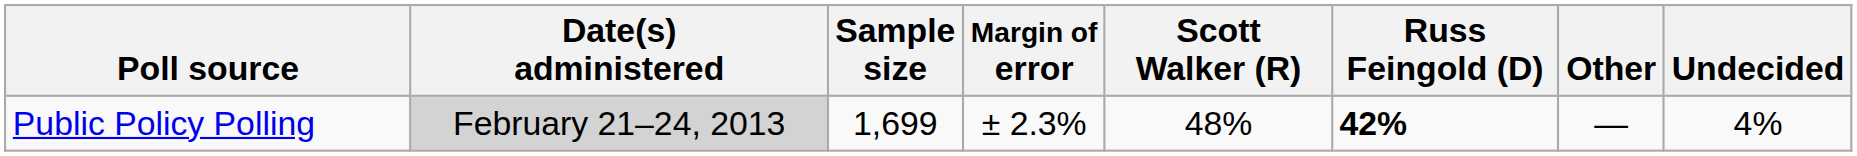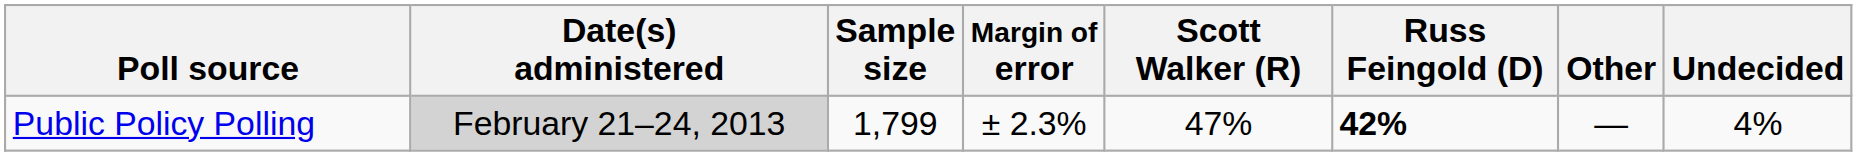(895, 122) 1,699 -> (895, 122) 1,799
(1219, 122) 48% -> (1219, 122) 47%
